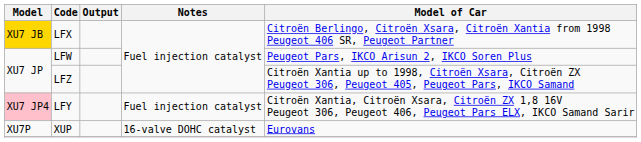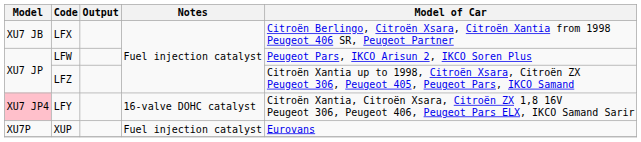(25, 35) gold background -> (25, 35) no background
(193, 107) Fuel injection catalyst -> (190, 107) 16-valve DOHC catalyst
(190, 129) 16-valve DOHC catalyst -> (193, 129) Fuel injection catalyst
